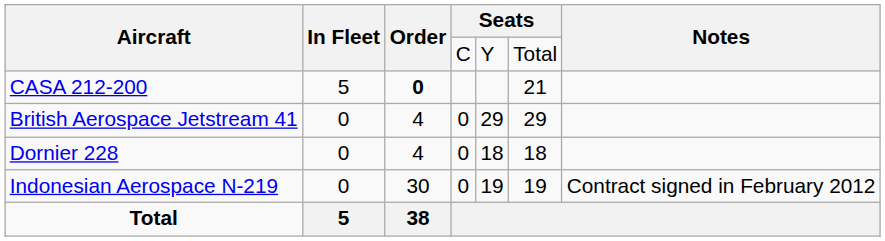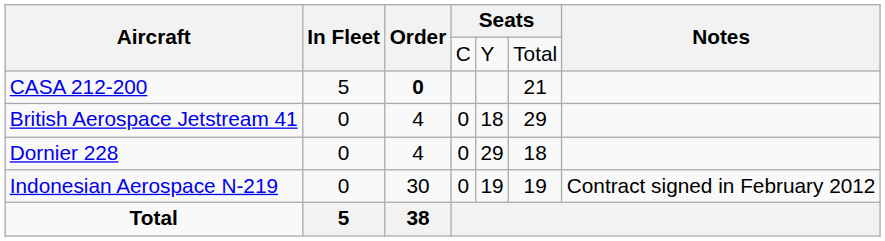(492, 119) 29 -> (492, 119) 18
(492, 152) 18 -> (492, 152) 29
